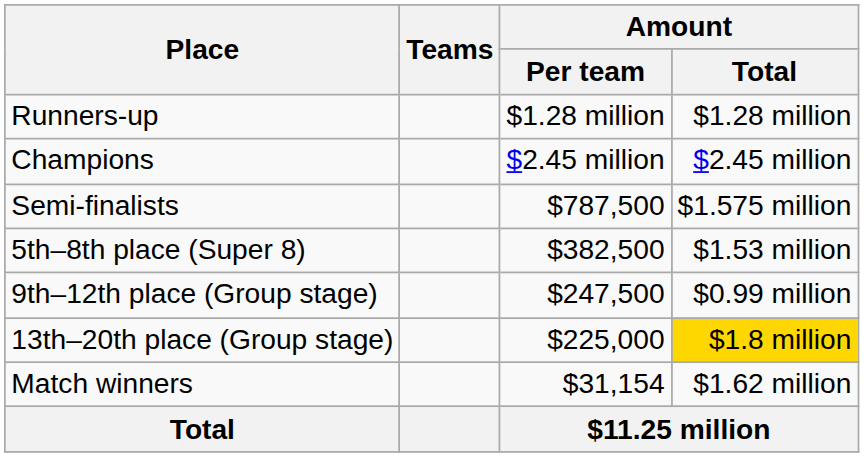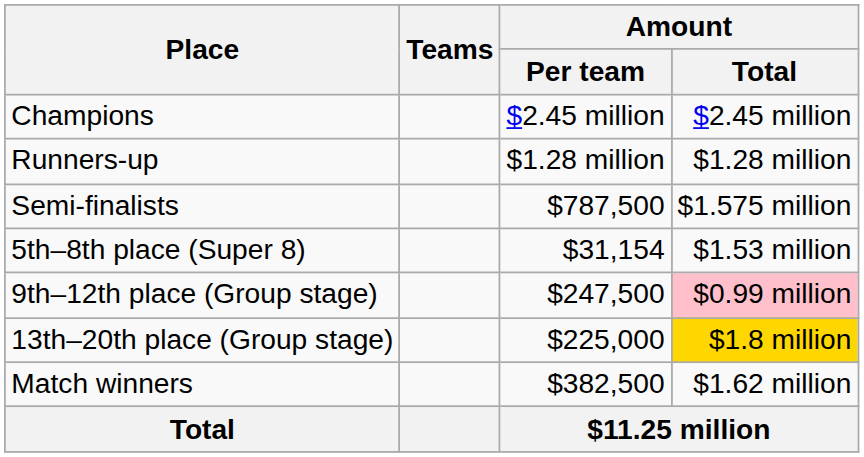rows swapped: (83, 160) <-> (85, 116)
(606, 250) $382,500 -> (614, 250) $31,154
(772, 294) no background -> (772, 294) pink background
(614, 384) $31,154 -> (606, 384) $382,500
